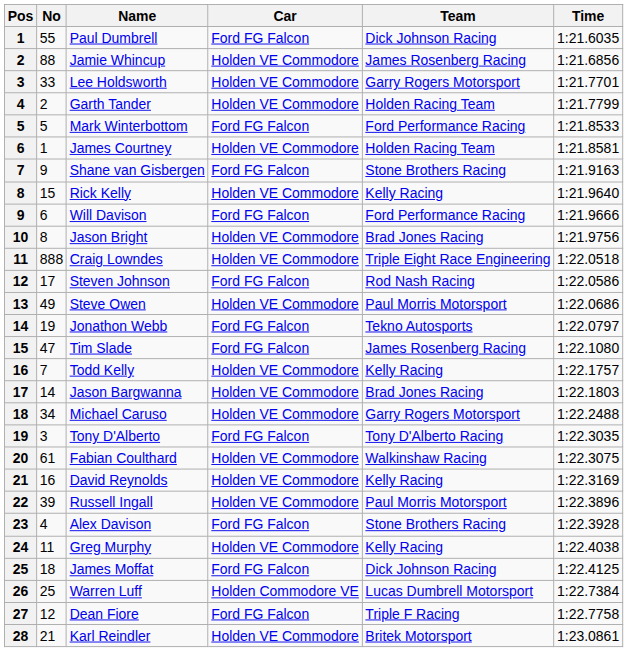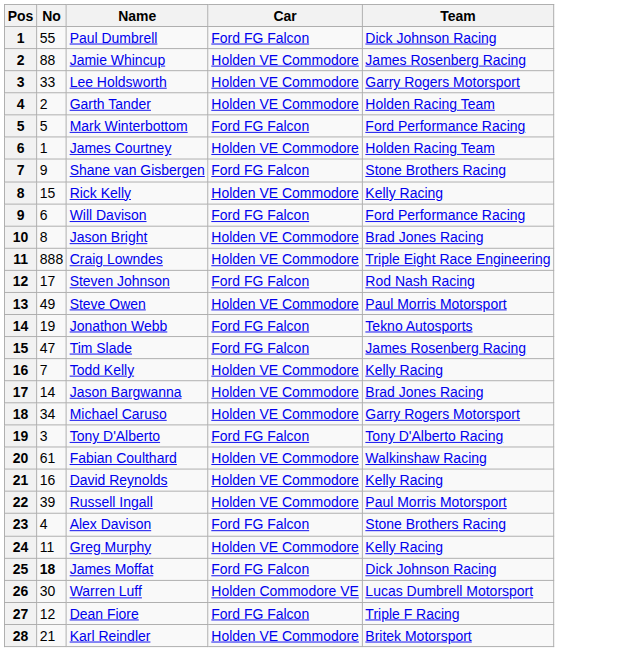- column: (588, 16)
(48, 569) normal -> (48, 569) bold
(48, 591) 25 -> (48, 591) 30
